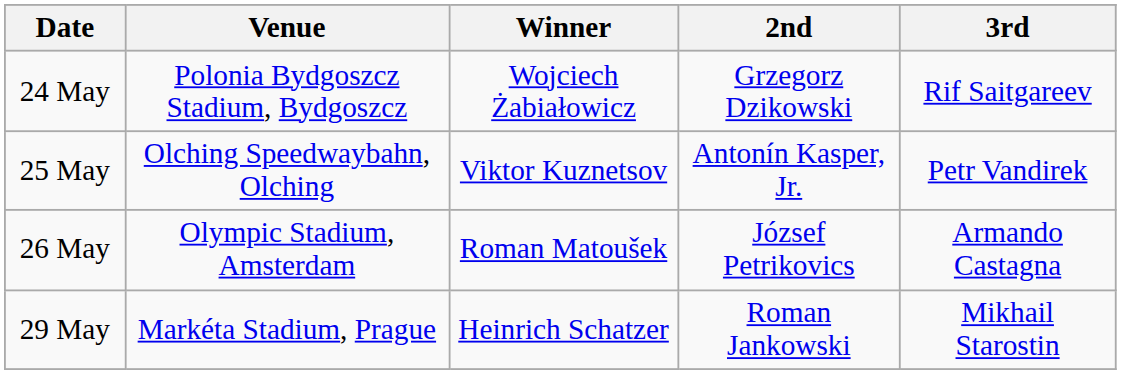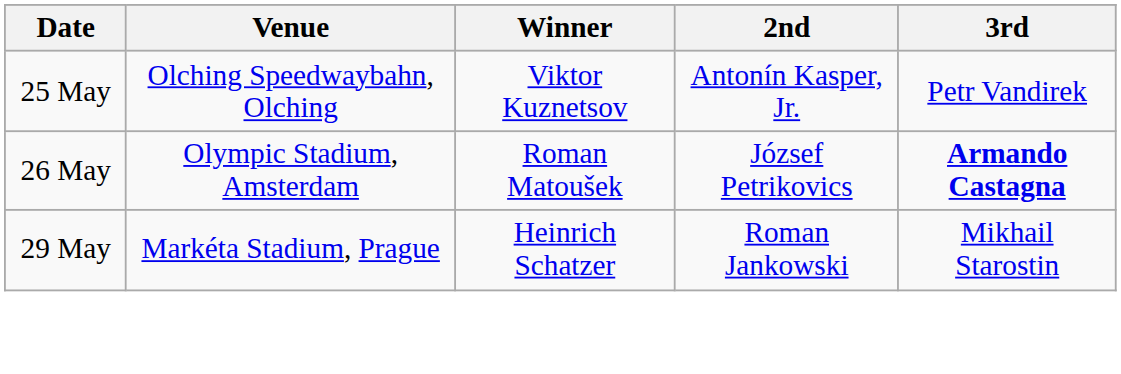- row: (65, 90)
(1008, 249) normal -> (1007, 170) bold
